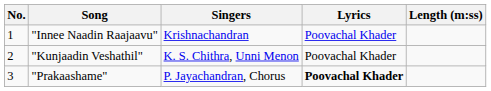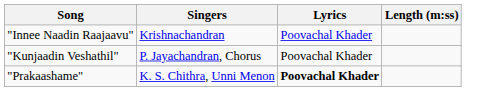- column: (16, 14)
(231, 56) K. S. Chithra, Unni Menon -> (200, 56) P. Jayachandran, Chorus
(224, 76) P. Jayachandran, Chorus -> (207, 76) K. S. Chithra, Unni Menon
